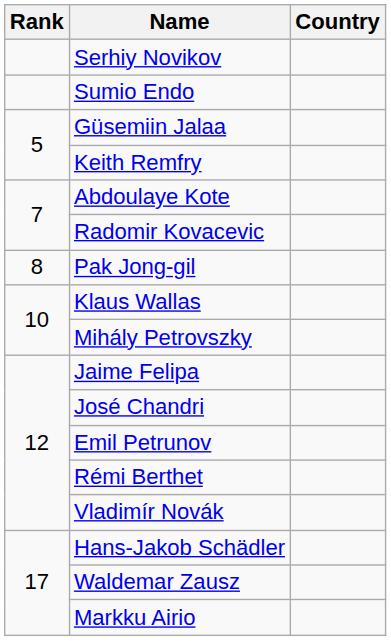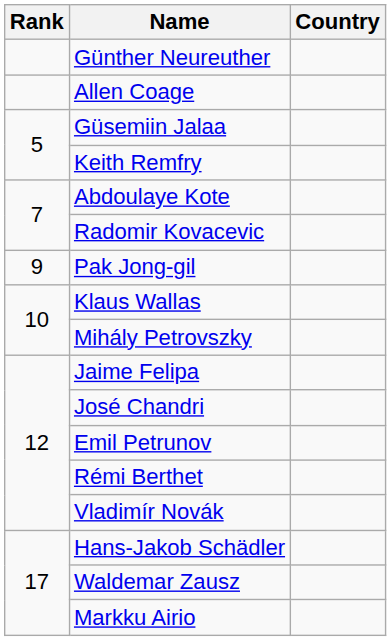- row: (148, 57)
+ row: (172, 57)
- row: (134, 92)
+ row: (134, 92)
(37, 267) 8 -> (37, 267) 9
